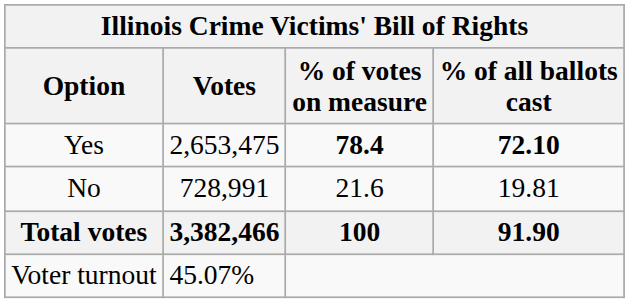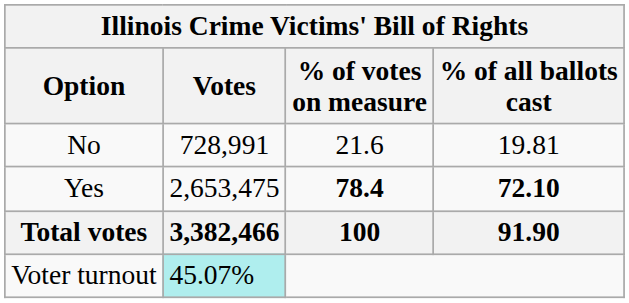rows swapped: (84, 144) <-> (84, 188)
(212, 275) no background -> (212, 275) paleturquoise background
